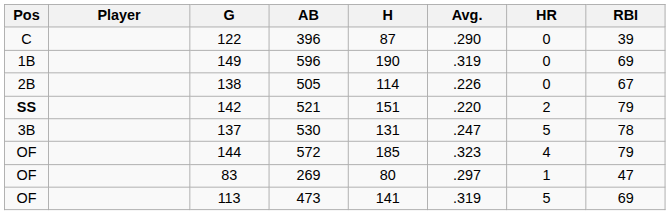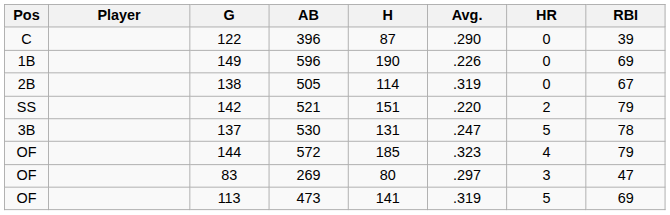(467, 61) .319 -> (467, 61) .226
(467, 84) .226 -> (467, 84) .319
(26, 107) bold -> (26, 107) normal
(546, 175) 1 -> (546, 175) 3
